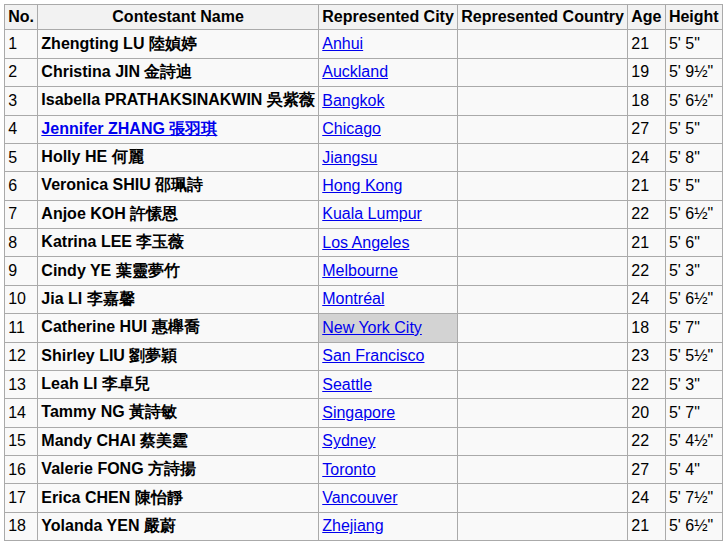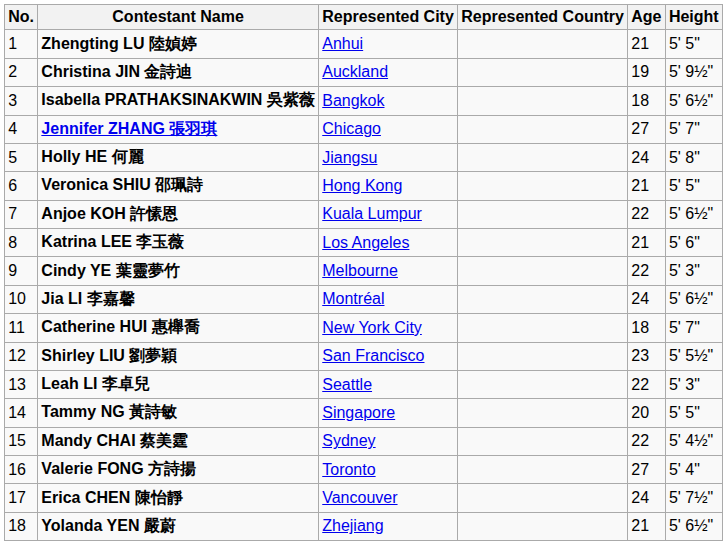(684, 129) 5' 5" -> (684, 129) 5' 7"
(372, 327) lightgrey background -> (372, 327) no background
(684, 412) 5' 7" -> (684, 412) 5' 5"
